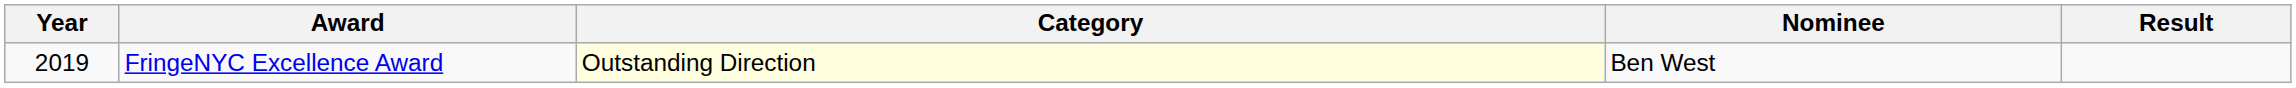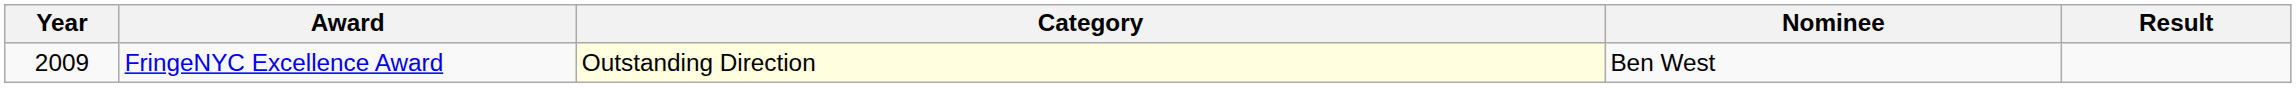(62, 62) 2019 -> (62, 62) 2009
